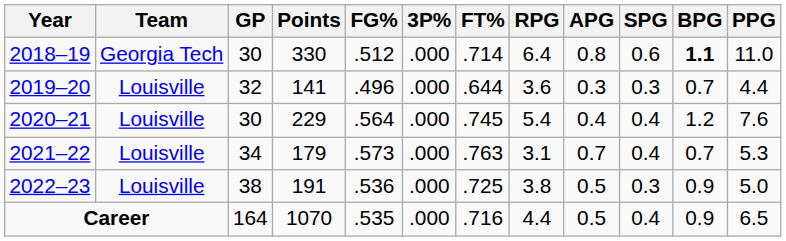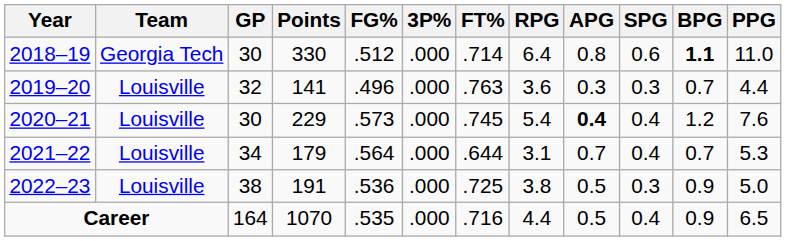(483, 86) .644 -> (483, 86) .763
(374, 119) .564 -> (374, 119) .573
(592, 119) normal -> (592, 119) bold
(374, 152) .573 -> (374, 152) .564
(483, 152) .763 -> (483, 152) .644
